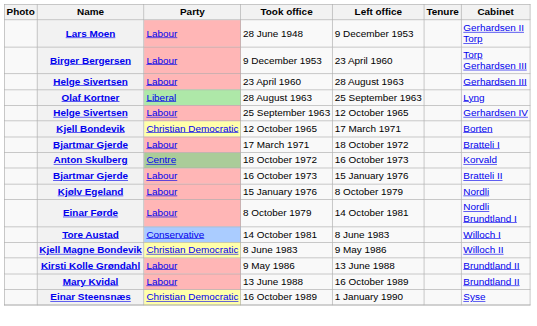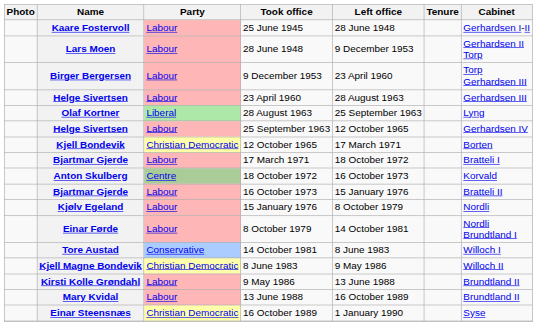+ row: (273, 28)
